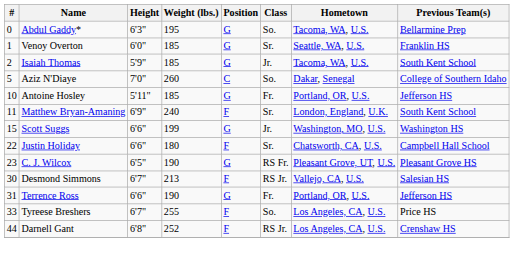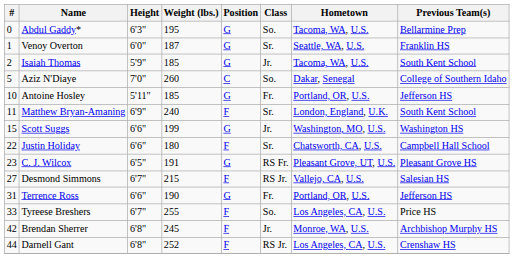(171, 46) 185 -> (171, 46) 187
(171, 162) 190 -> (171, 162) 191
(12, 179) 30 -> (12, 179) 27
(171, 179) 213 -> (171, 179) 215
+ row: (55, 229)
